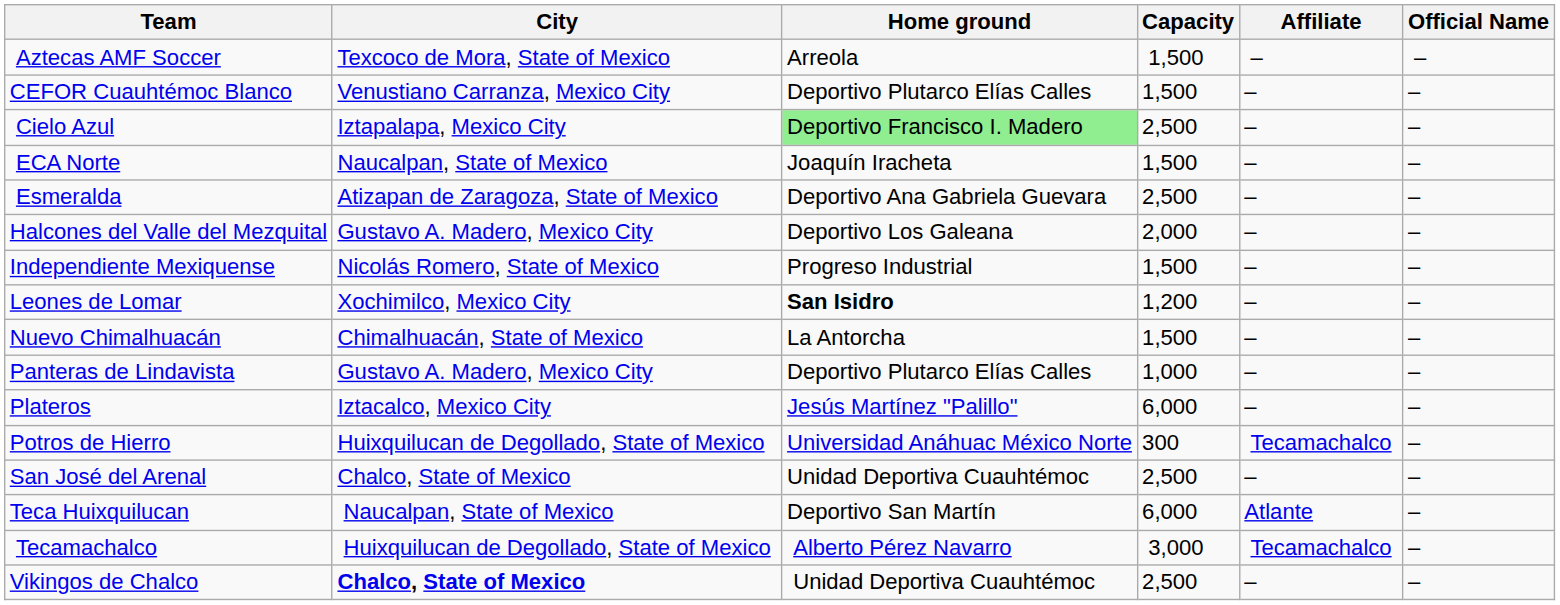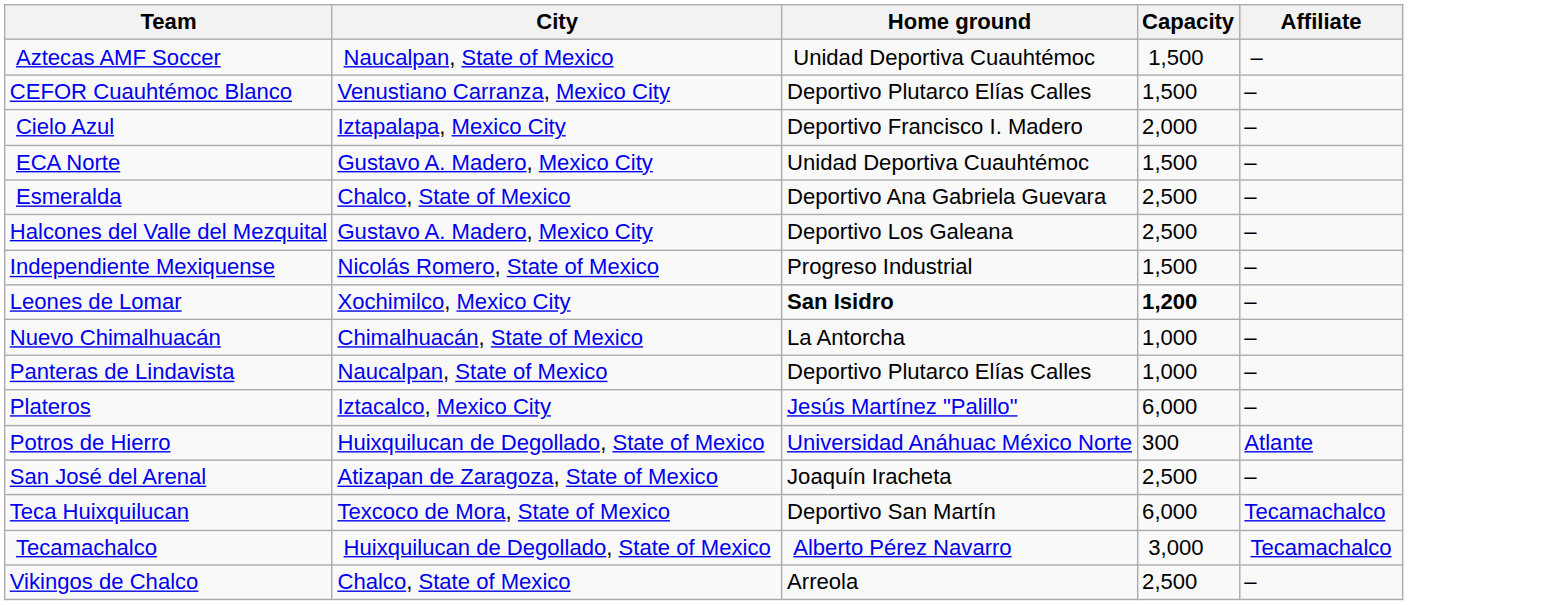- column: (1479, 22)
(504, 57) Texcoco de Mora, State of Mexico -> (479, 57) Naucalpan, State of Mexico
(823, 57) Arreola -> (941, 57) Unidad Deportiva Cuauhtémoc
(935, 127) lightgreen background -> (935, 127) no background
(1170, 127) 2,500 -> (1170, 127) 2,000
(472, 162) Naucalpan, State of Mexico -> (495, 162) Gustavo A. Madero, Mexico City
(869, 162) Joaquín Iracheta -> (938, 162) Unidad Deportiva Cuauhtémoc
(528, 197) Atizapan de Zaragoza, State of Mexico -> (454, 197) Chalco, State of Mexico
(1170, 232) 2,000 -> (1170, 232) 2,500
(1170, 302) normal -> (1170, 302) bold
(1170, 337) 1,500 -> (1170, 337) 1,000
(495, 372) Gustavo A. Madero, Mexico City -> (472, 372) Naucalpan, State of Mexico
(1321, 442) Tecamachalco -> (1279, 442) Atlante
(454, 477) Chalco, State of Mexico -> (528, 477) Atizapan de Zaragoza, State of Mexico
(938, 477) Unidad Deportiva Cuauhtémoc -> (869, 477) Joaquín Iracheta
(479, 512) Naucalpan, State of Mexico -> (504, 512) Texcoco de Mora, State of Mexico
(1279, 512) Atlante -> (1315, 512) Tecamachalco
(461, 582) bold -> (454, 582) normal
(941, 582) Unidad Deportiva Cuauhtémoc -> (823, 582) Arreola
